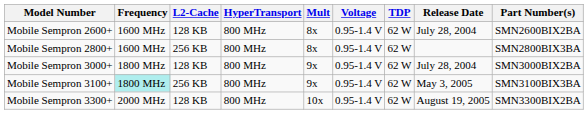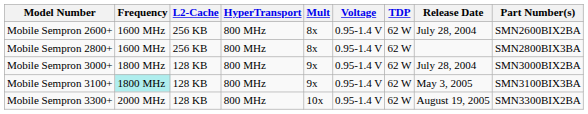(190, 30) 128 KB -> (190, 30) 256 KB
(190, 83) 256 KB -> (190, 83) 128 KB
